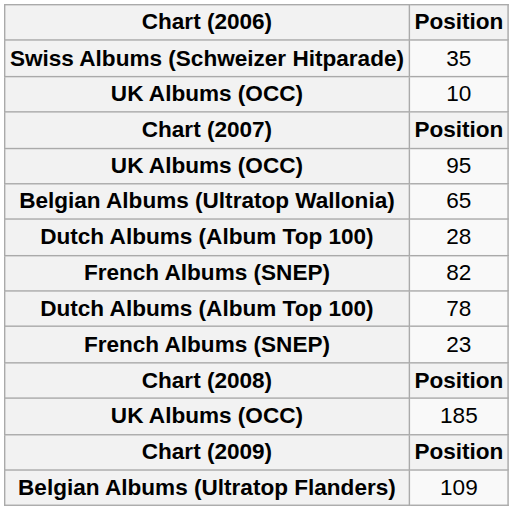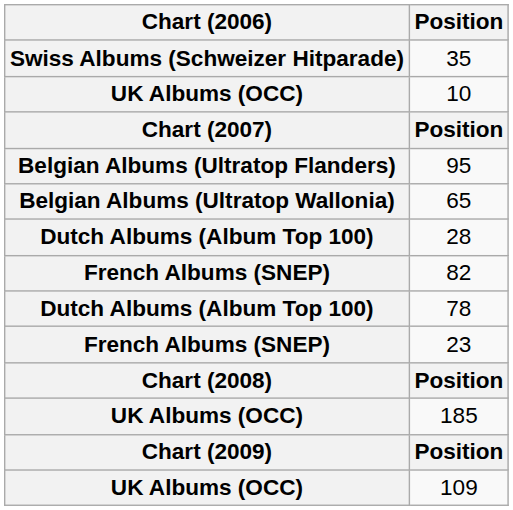(207, 165) UK Albums (OCC) -> (207, 165) Belgian Albums (Ultratop Flanders)
(207, 487) Belgian Albums (Ultratop Flanders) -> (207, 487) UK Albums (OCC)
